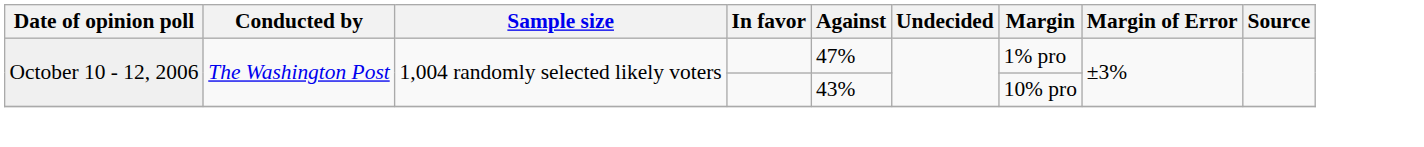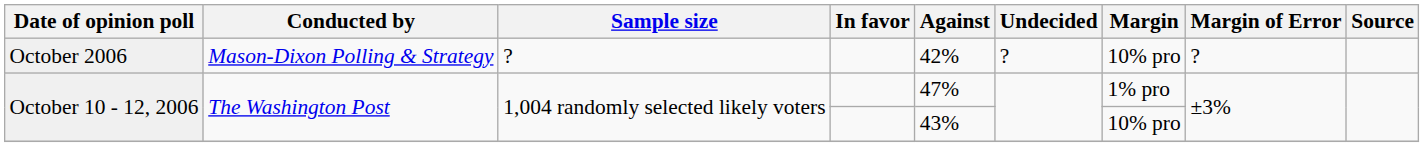+ row: (68, 55)
